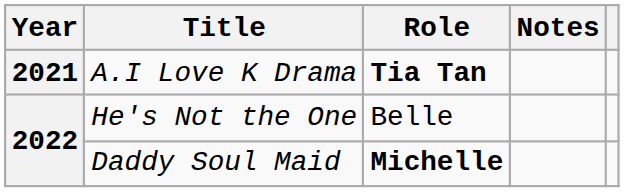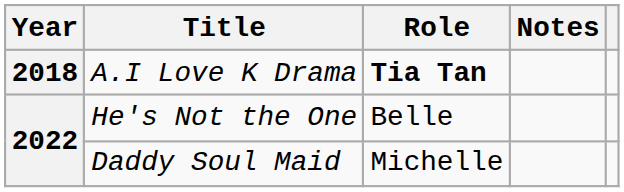(45, 73) 2021 -> (45, 73) 2018
(437, 163) bold -> (437, 163) normal
